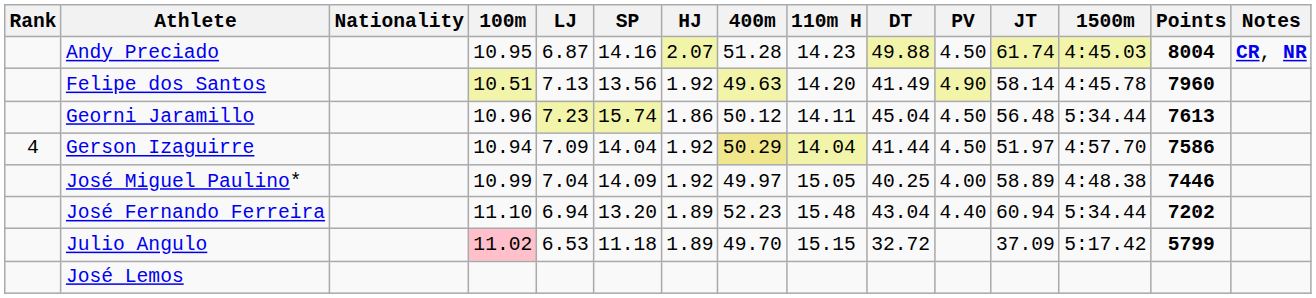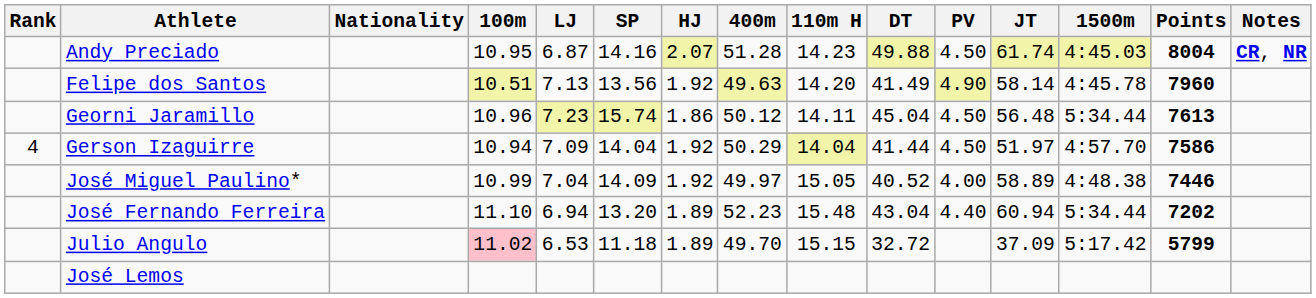(752, 149) khaki background -> (752, 149) no background
(901, 181) 40.25 -> (901, 181) 40.52
